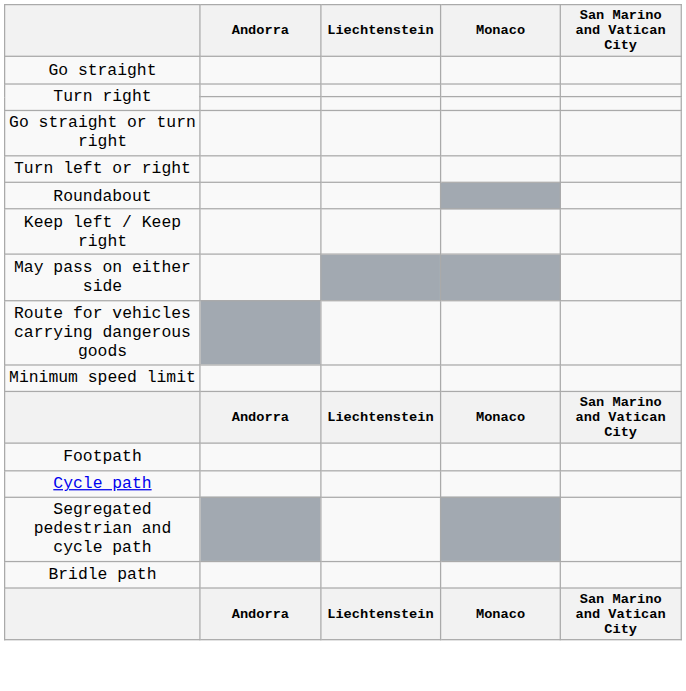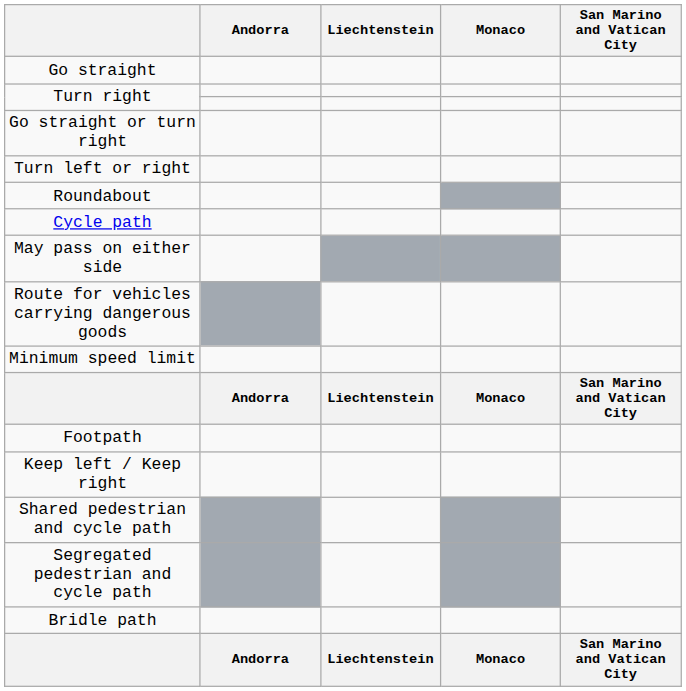rows swapped: (102, 232) <-> (102, 484)
+ row: (102, 520)
